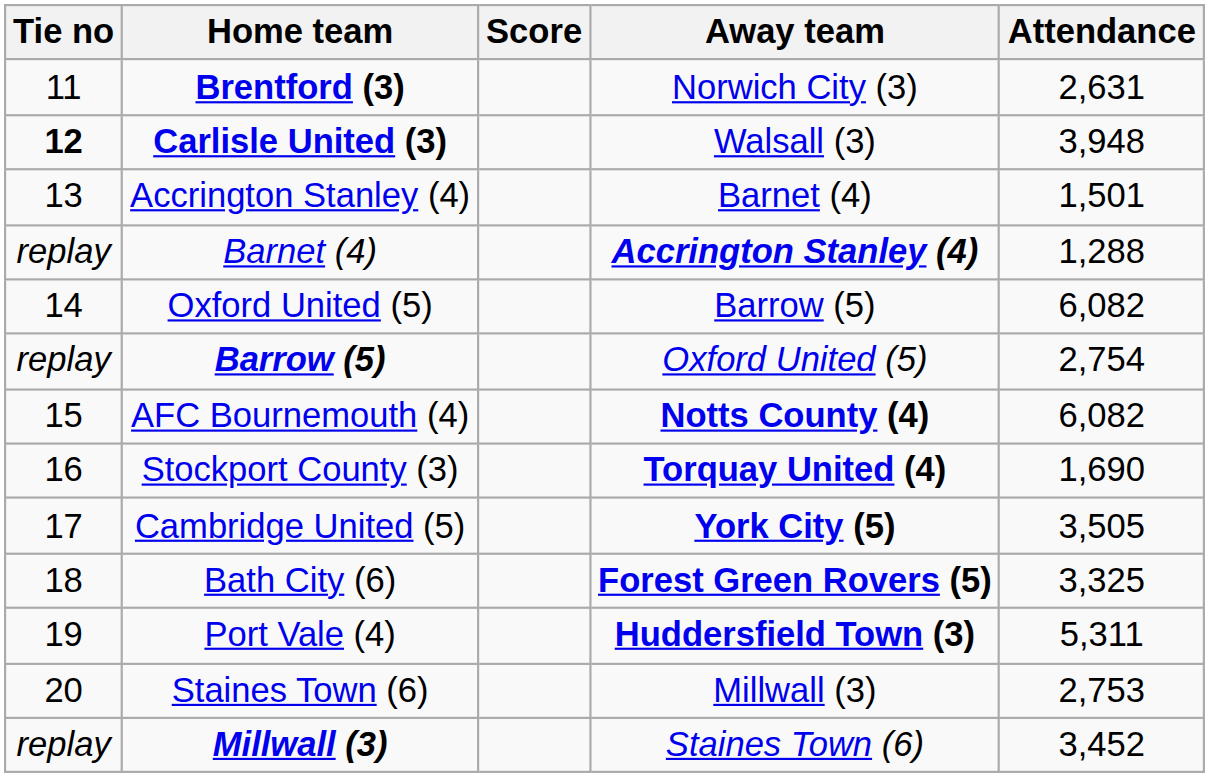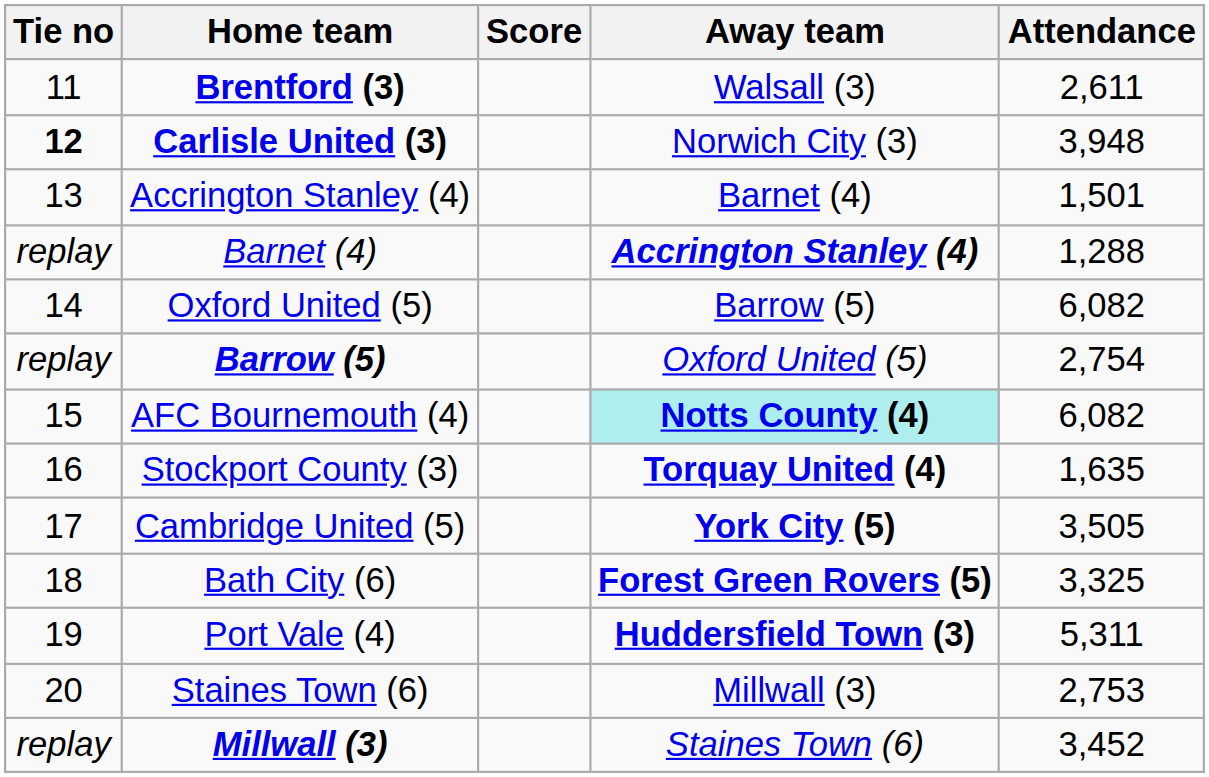(795, 86) Norwich City (3) -> (795, 86) Walsall (3)
(1102, 86) 2,631 -> (1102, 86) 2,611
(795, 141) Walsall (3) -> (795, 141) Norwich City (3)
(795, 415) no background -> (795, 415) paleturquoise background
(1102, 470) 1,690 -> (1102, 470) 1,635
